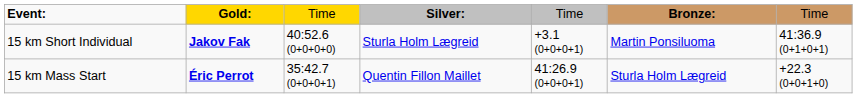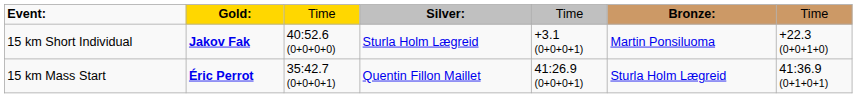(804, 41) 41:36.9 (0+1+0+1) -> (804, 41) +22.3 (0+0+1+0)
(804, 75) +22.3 (0+0+1+0) -> (804, 75) 41:36.9 (0+1+0+1)
